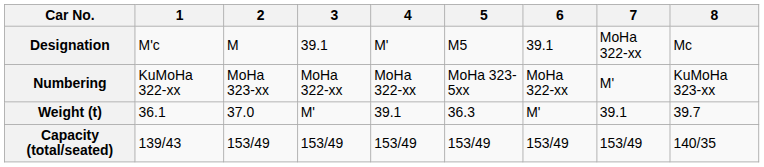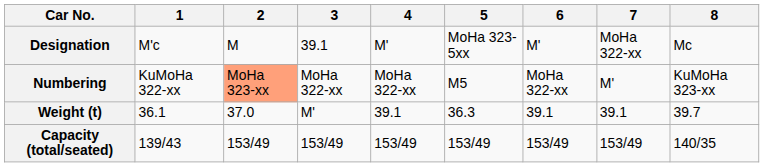(458, 45) M5 -> (482, 45) MoHa 323-5xx
(540, 45) 39.1 -> (533, 45) M'
(248, 83) no background -> (248, 83) lightsalmon background
(482, 83) MoHa 323-5xx -> (458, 83) M5
(533, 113) M' -> (540, 113) 39.1
